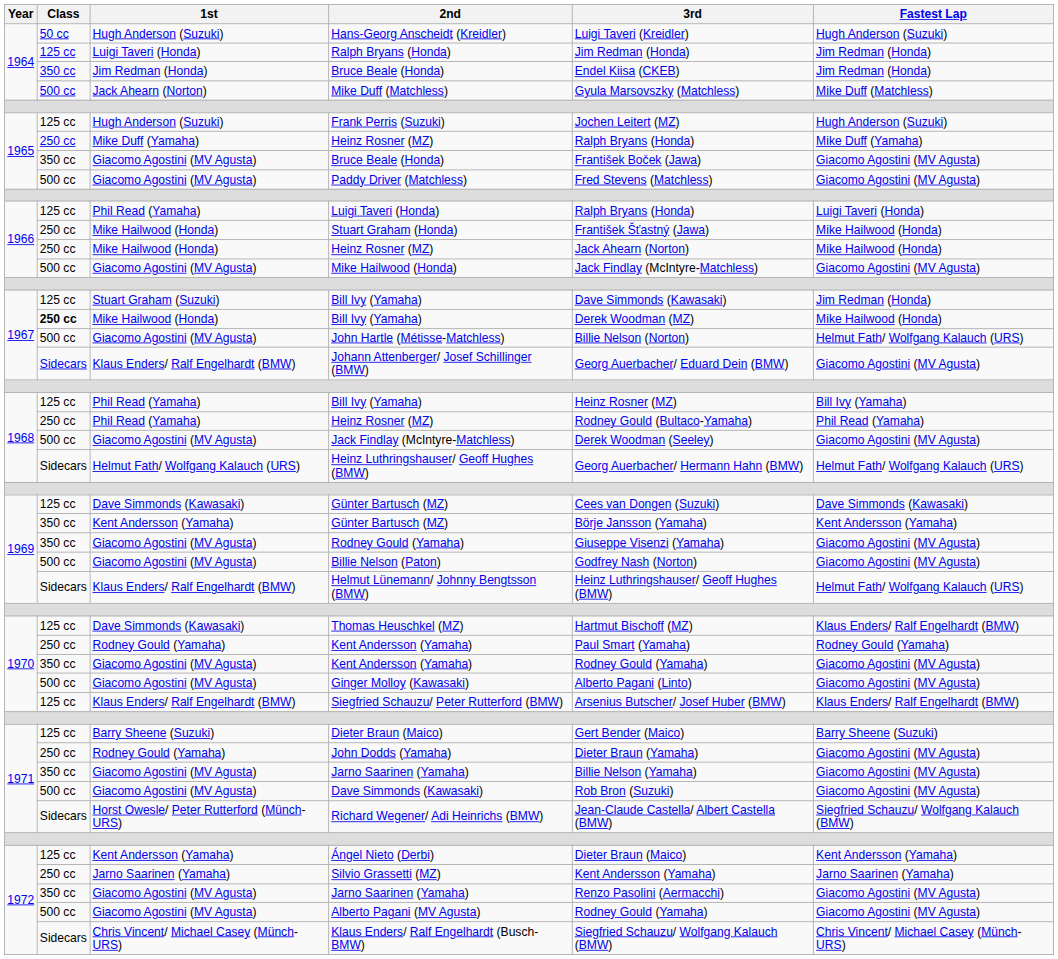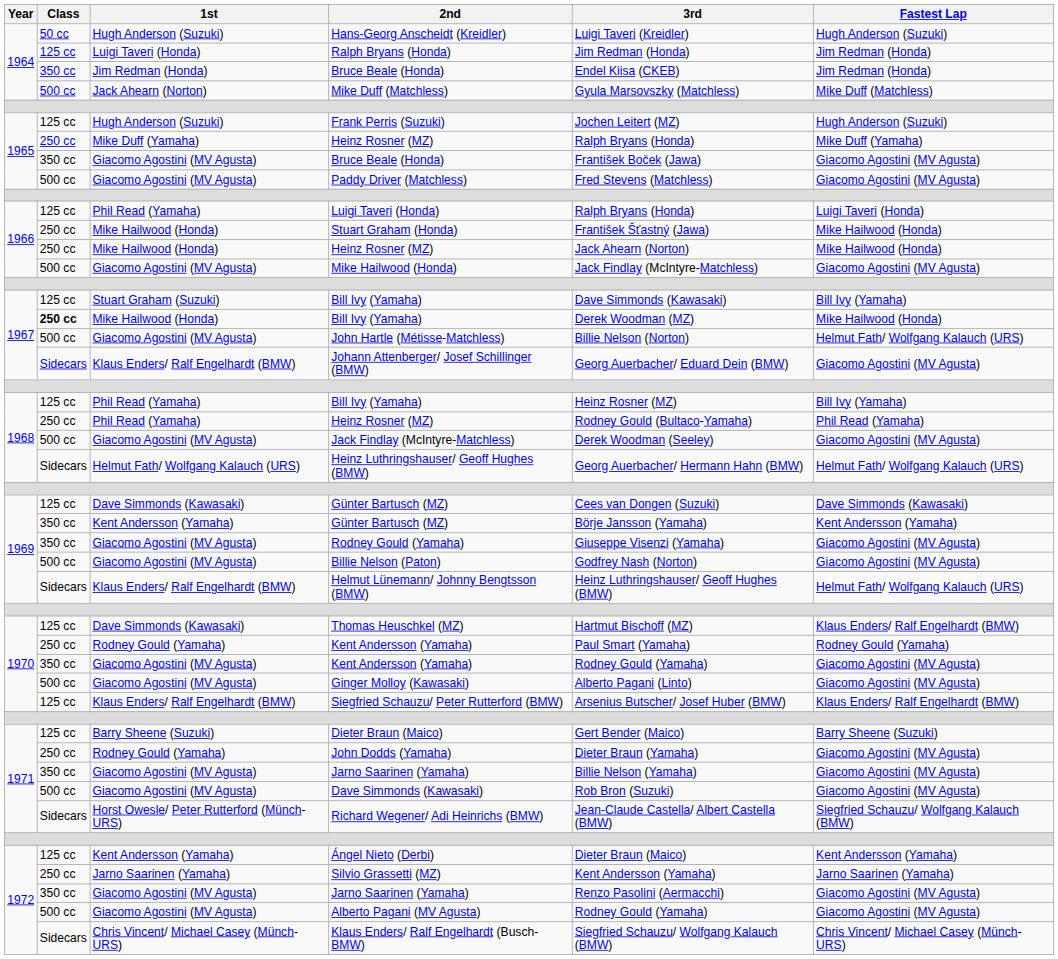(874, 300) Jim Redman (Honda) -> (861, 300) Bill Ivy (Yamaha)
